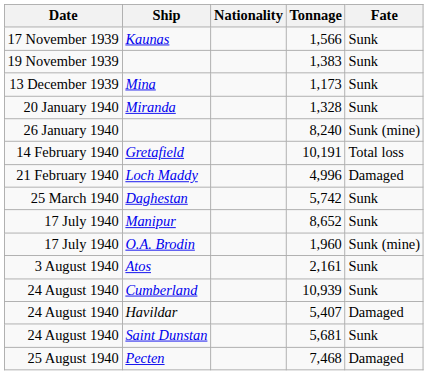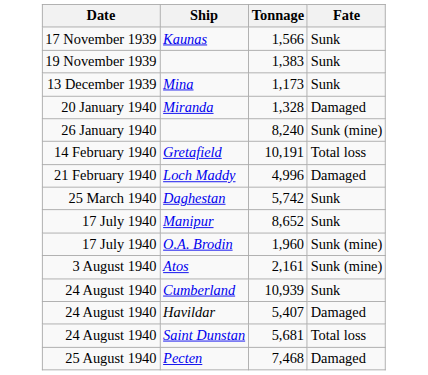- column: (248, 15)
(363, 107) Sunk -> (338, 107) Damaged
(363, 267) Sunk -> (347, 267) Sunk (mine)
(363, 335) Sunk -> (338, 335) Total loss
